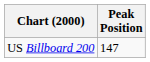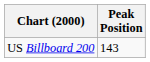(109, 47) 147 -> (109, 47) 143
